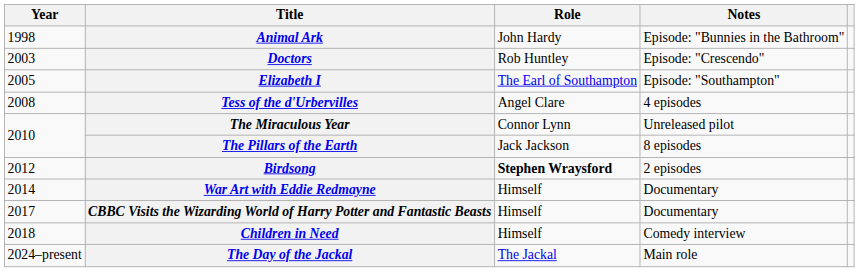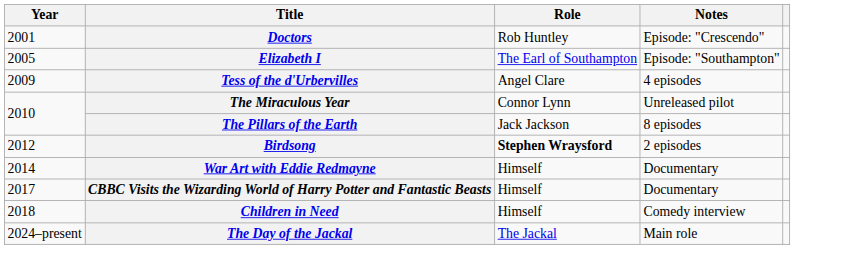- row: (290, 37)
(21, 59) 2003 -> (21, 37) 2001
(21, 102) 2008 -> (21, 80) 2009
